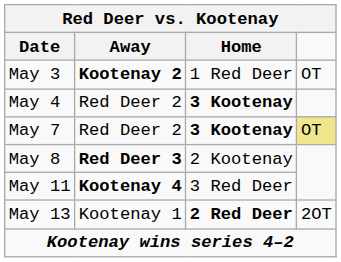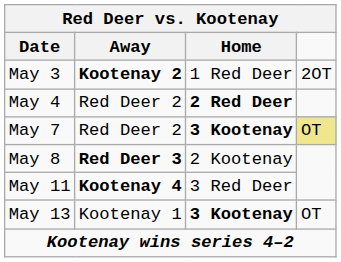(311, 75) OT -> (316, 75) 2OT
(241, 103) 3 Kootenay -> (241, 103) 2 Red Deer
(241, 214) 2 Red Deer -> (241, 214) 3 Kootenay
(316, 214) 2OT -> (311, 214) OT
